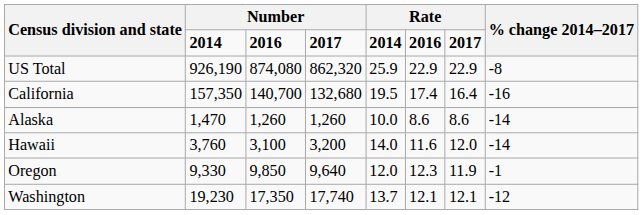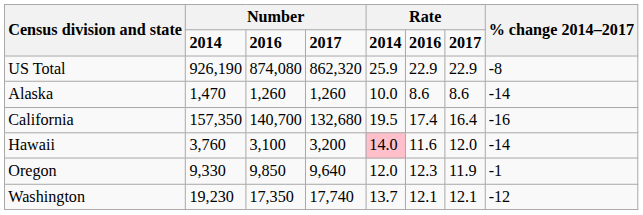rows swapped: (31, 119) <-> (41, 94)
(383, 145) no background -> (383, 145) pink background
